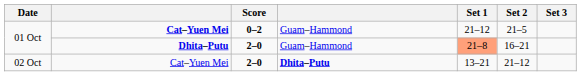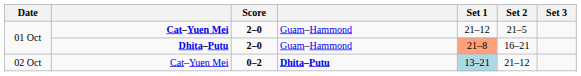(254, 29) 0–2 -> (254, 29) 2–0
(254, 63) 2–0 -> (254, 63) 0–2
(477, 63) no background -> (477, 63) lightblue background
